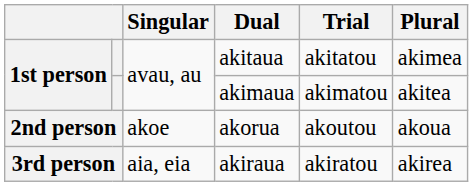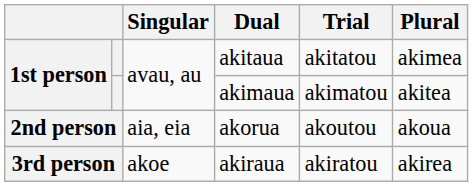(148, 127) akoe -> (159, 127) aia, eia
(159, 163) aia, eia -> (148, 163) akoe
